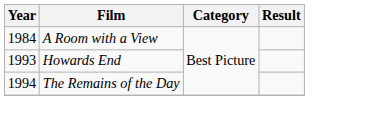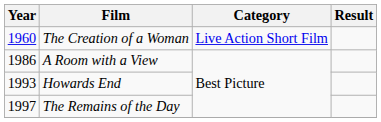+ row: (116, 38)
(22, 38) 1984 -> (22, 60) 1986
(22, 83) 1994 -> (22, 106) 1997
